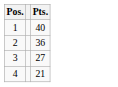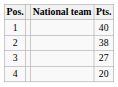+ column: (62, 12)
(40, 43) 36 -> (104, 43) 38
(40, 74) 21 -> (104, 74) 20
